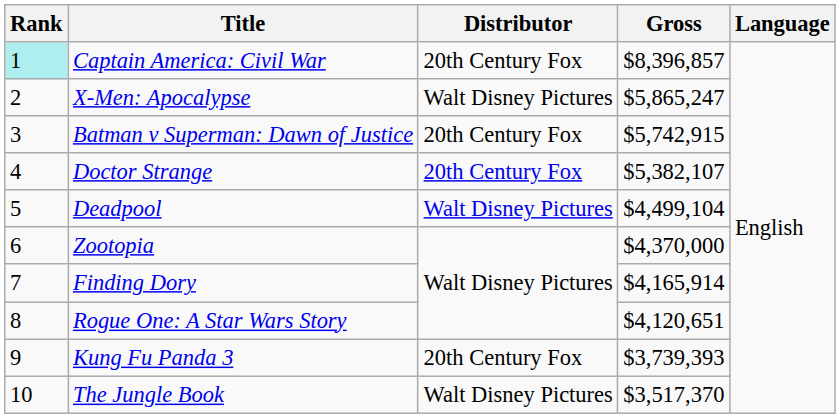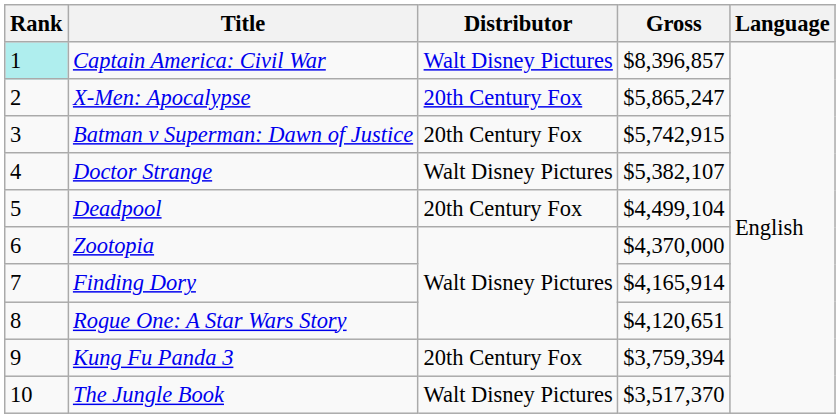(503, 60) 20th Century Fox -> (518, 60) Walt Disney Pictures
(518, 97) Walt Disney Pictures -> (503, 97) 20th Century Fox
(503, 171) 20th Century Fox -> (518, 171) Walt Disney Pictures
(518, 208) Walt Disney Pictures -> (503, 208) 20th Century Fox
(674, 357) $3,739,393 -> (674, 357) $3,759,394
